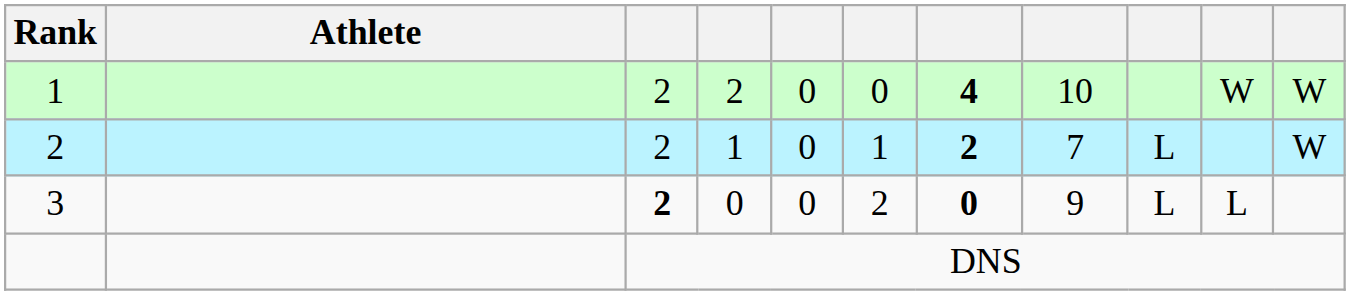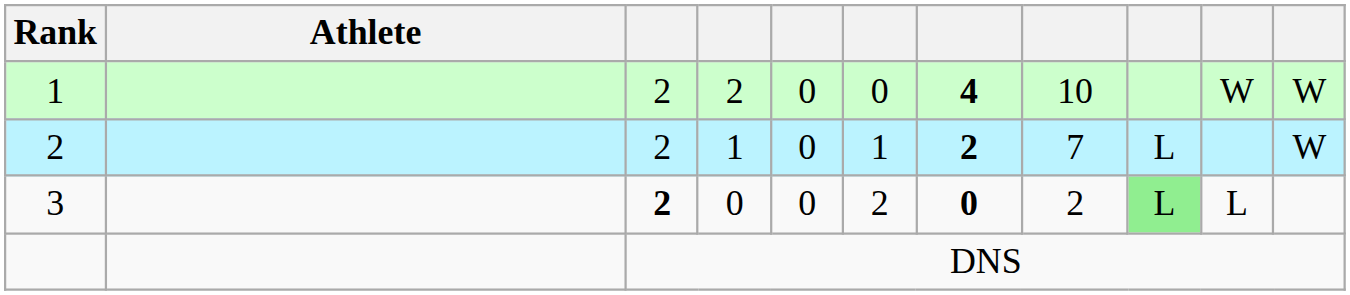(1075, 203) 9 -> (1075, 203) 2
(1164, 203) no background -> (1164, 203) lightgreen background
